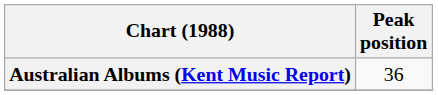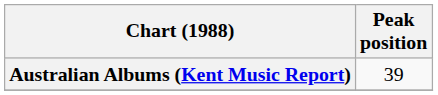(394, 74) 36 -> (394, 74) 39
